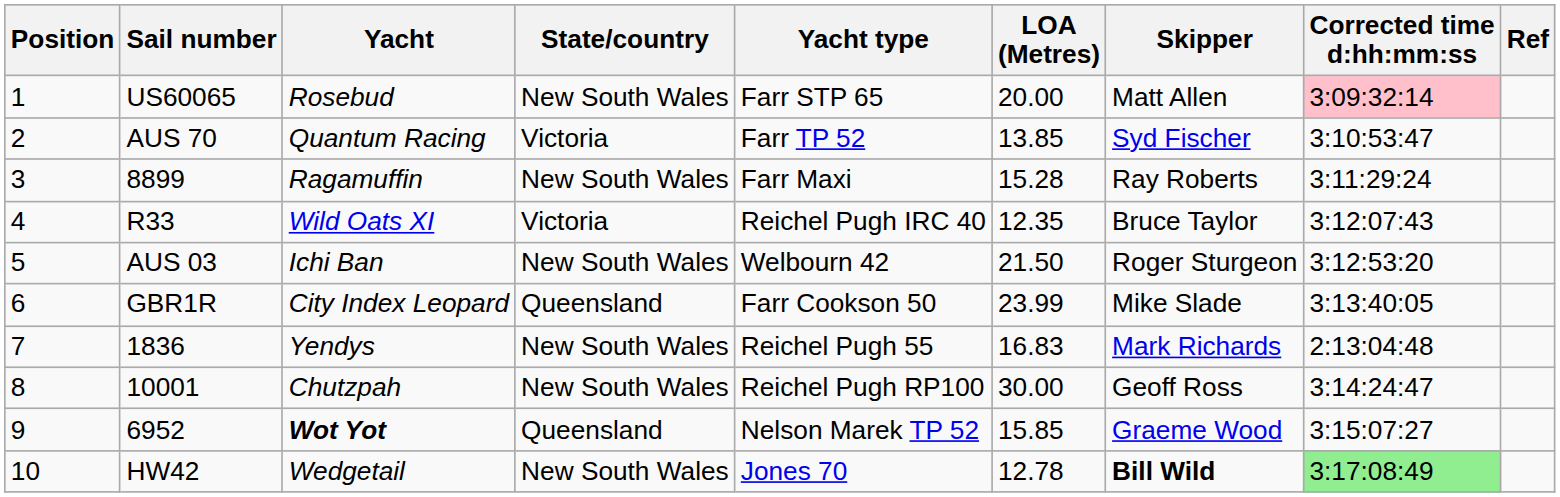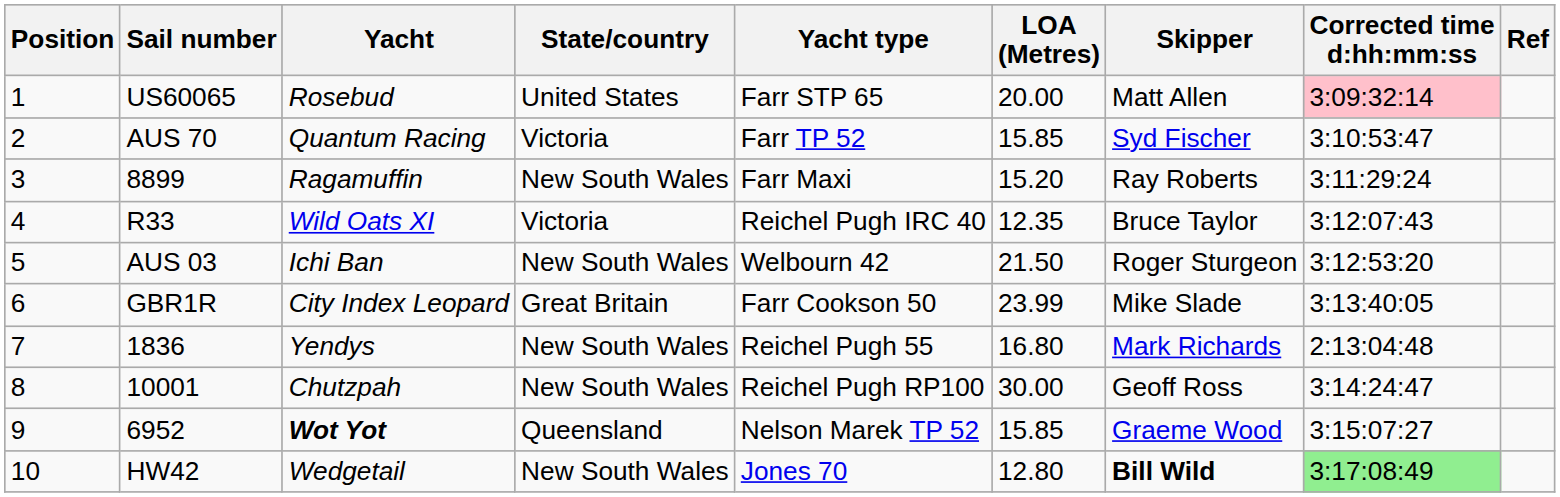(625, 96) New South Wales -> (600, 96) United States
(1031, 138) 13.85 -> (1031, 138) 15.85
(1031, 179) 15.28 -> (1031, 179) 15.20
(592, 304) Queensland -> (595, 304) Great Britain
(1031, 346) 16.83 -> (1031, 346) 16.80
(1031, 470) 12.78 -> (1031, 470) 12.80
